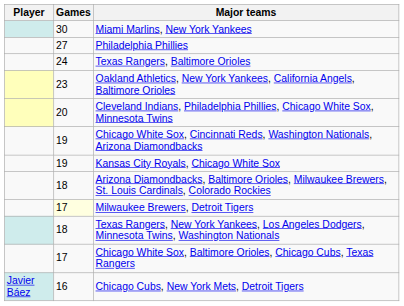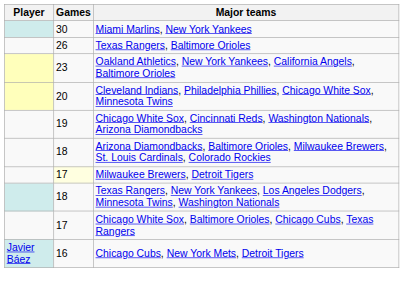- row: (142, 45)
(62, 62) 24 -> (62, 45) 26
- row: (188, 163)
